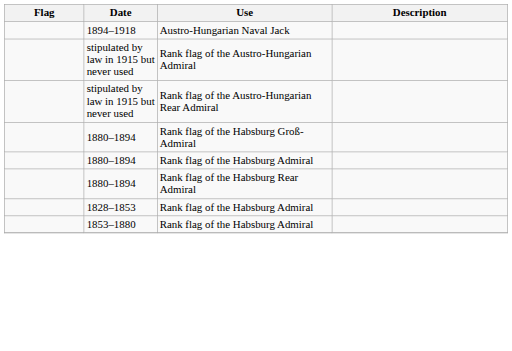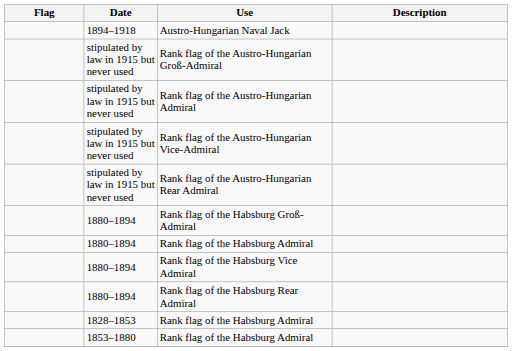+ row: (121, 59)
+ row: (121, 143)
+ row: (111, 267)
